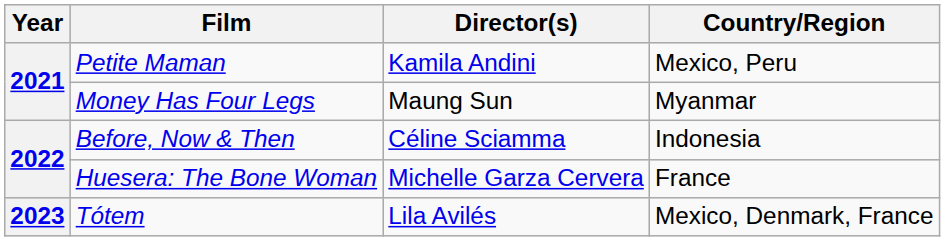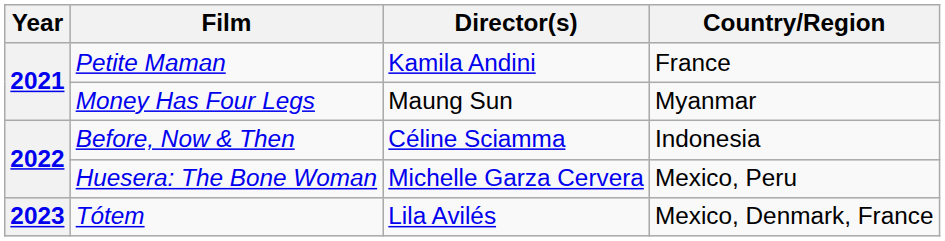(726, 62) Mexico, Peru -> (693, 62) France
(693, 178) France -> (726, 178) Mexico, Peru
